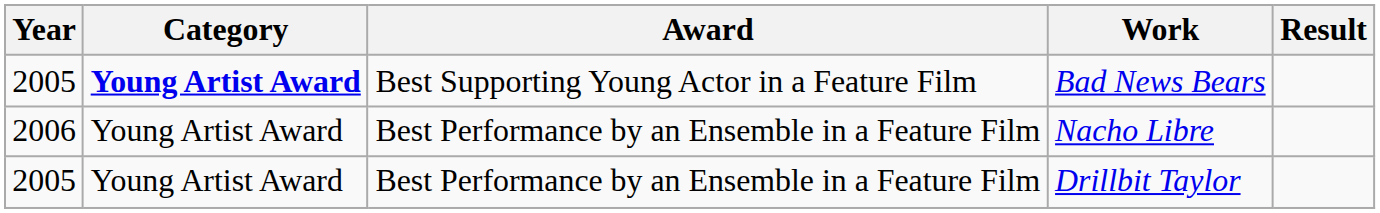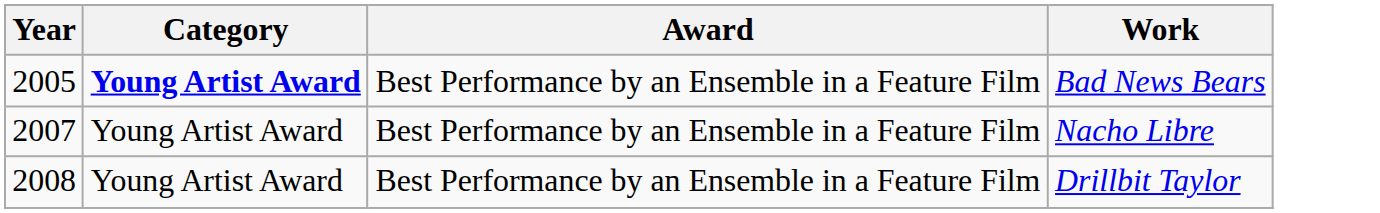- column: (1324, 29)
(676, 80) Best Supporting Young Actor in a Feature Film -> (708, 80) Best Performance by an Ensemble in a Feature Film
(44, 130) 2006 -> (44, 130) 2007
(44, 181) 2005 -> (44, 181) 2008
